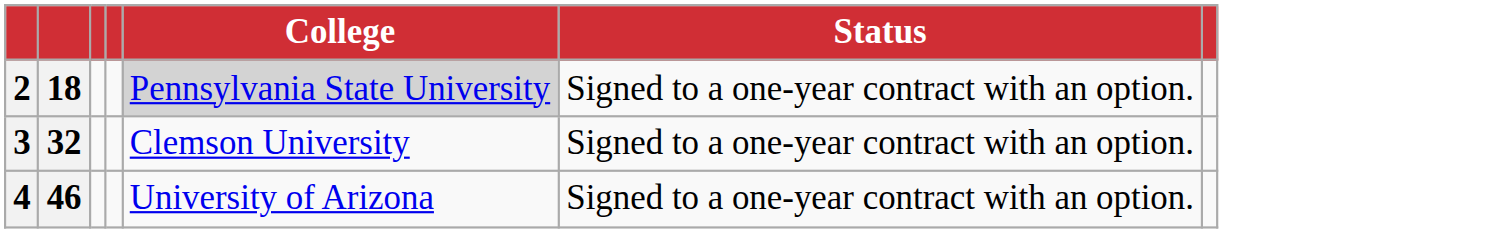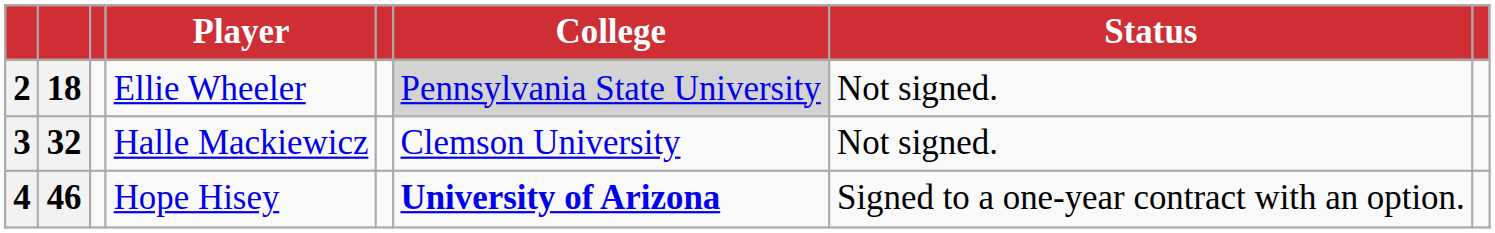+ column: (241, 32)
(880, 87) Signed to a one-year contract with an option. -> (917, 87) Not signed.
(880, 142) Signed to a one-year contract with an option. -> (917, 142) Not signed.
(282, 198) normal -> (560, 198) bold
